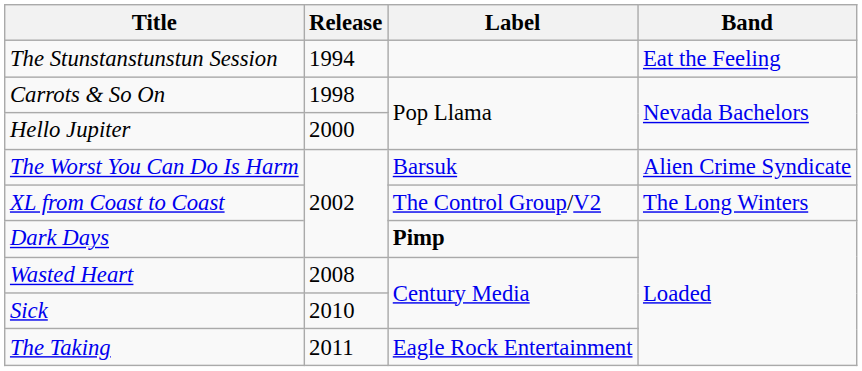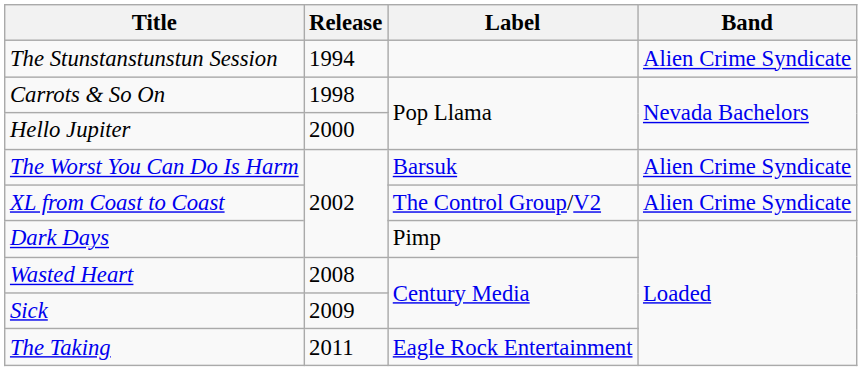(712, 58) Eat the Feeling -> (747, 58) Alien Crime Syndicate
(726, 202) The Long Winters -> (747, 202) Alien Crime Syndicate
(419, 238) bold -> (417, 238) normal
(332, 310) 2010 -> (332, 310) 2009
